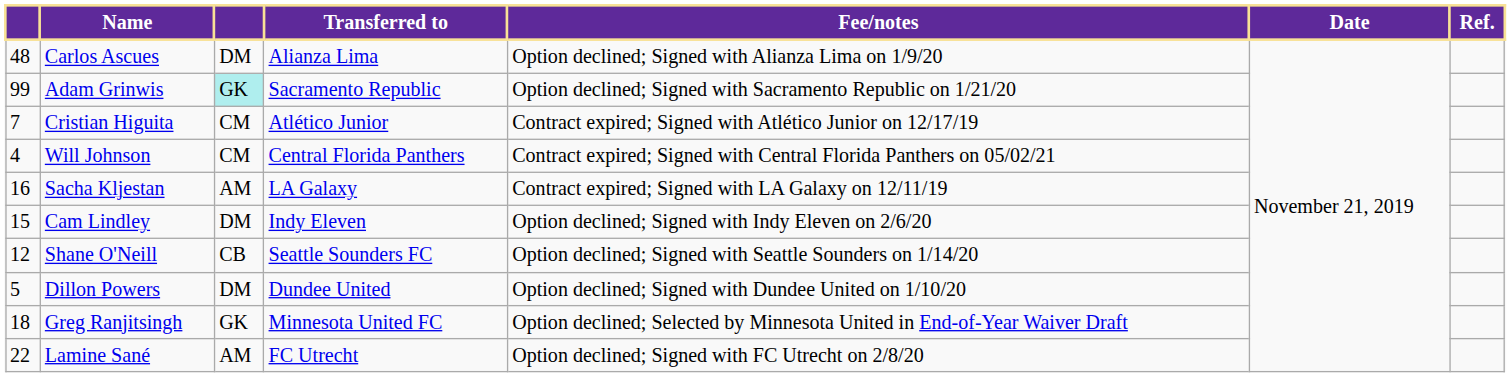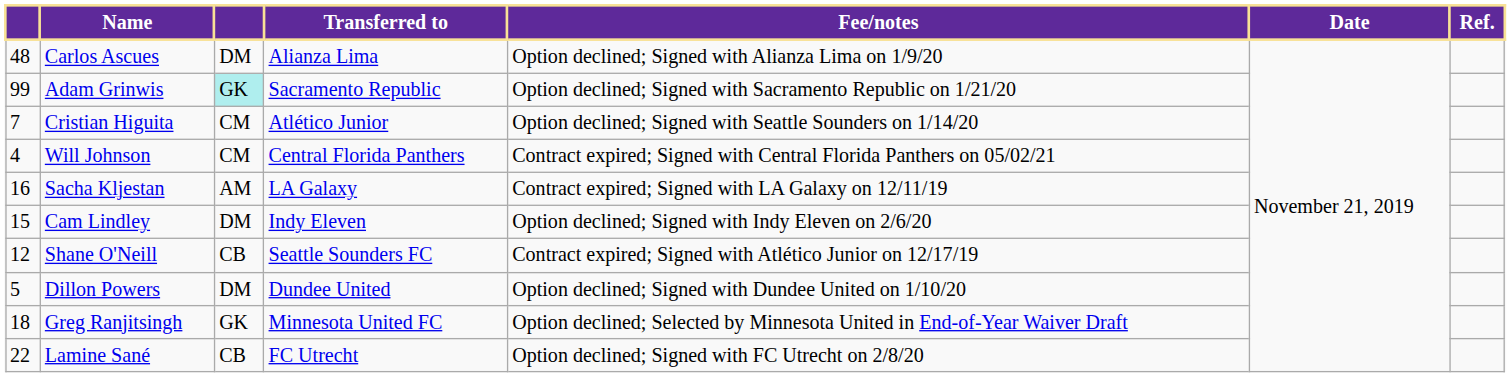(745, 123) Contract expired; Signed with Atlético Junior on 12/17/19 -> (745, 123) Option declined; Signed with Seattle Sounders on 1/14/20
(745, 255) Option declined; Signed with Seattle Sounders on 1/14/20 -> (745, 255) Contract expired; Signed with Atlético Junior on 12/17/19
(235, 354) AM -> (233, 354) CB
